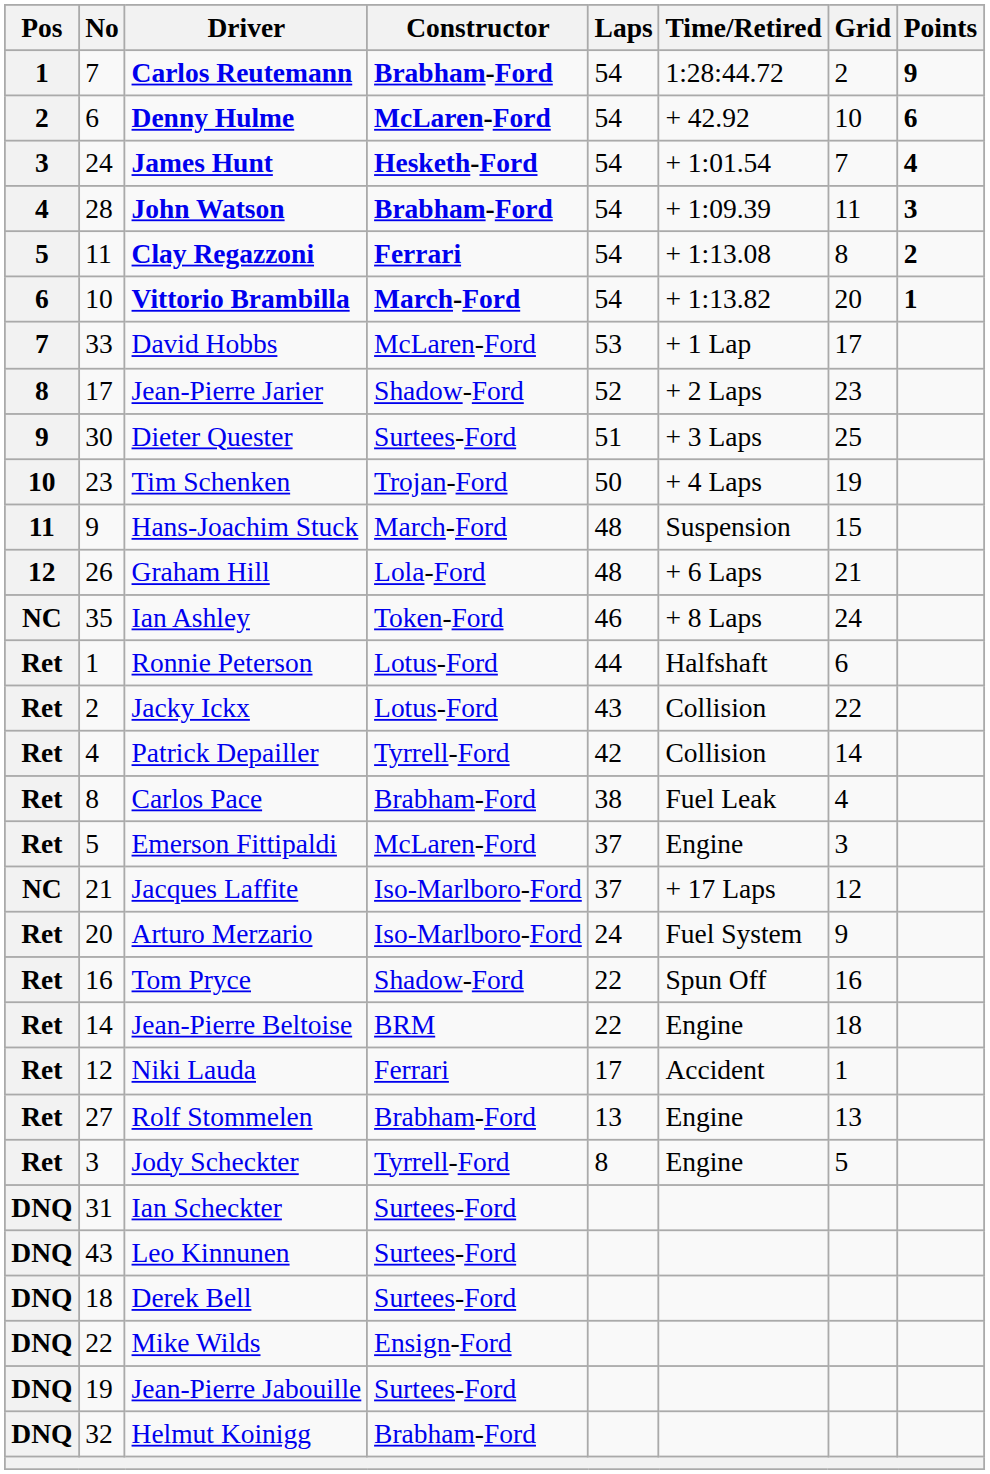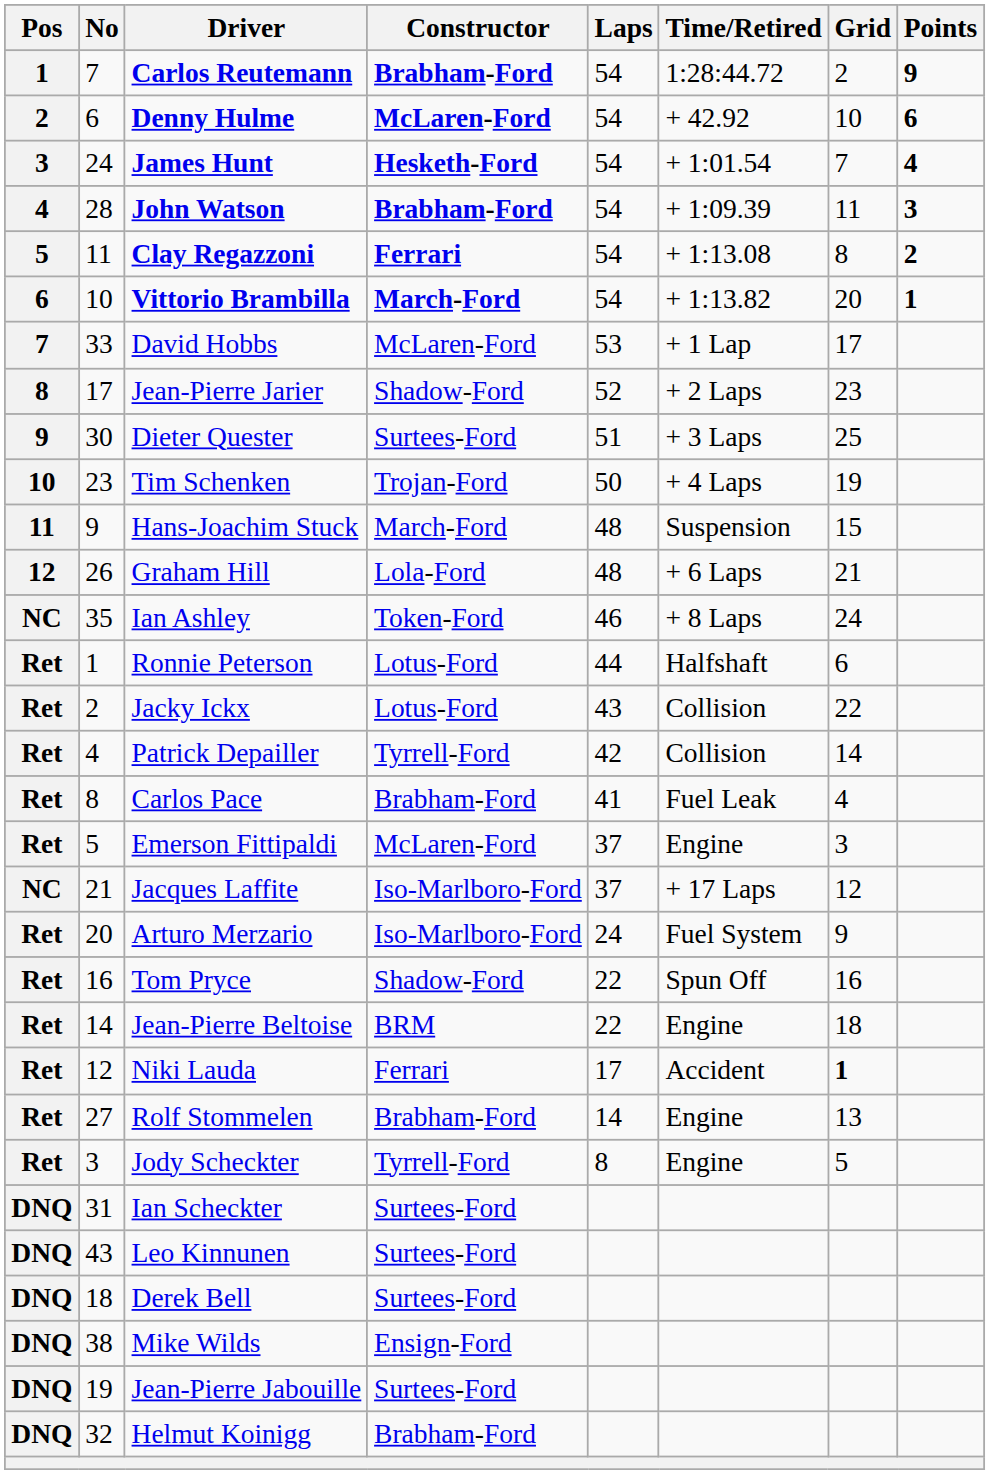(608, 798) 38 -> (608, 798) 41
(841, 1070) normal -> (841, 1070) bold
(608, 1116) 13 -> (608, 1116) 14
(99, 1342) 22 -> (99, 1342) 38
